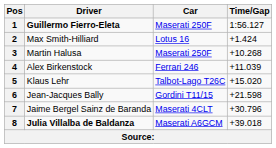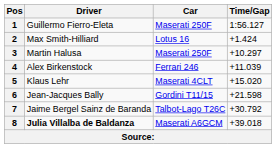(73, 25) bold -> (70, 25) normal
(246, 53) +10.268 -> (246, 53) +10.297
(190, 81) Talbot-Lago T26C -> (184, 81) Maserati 4CLT
(184, 108) Maserati 4CLT -> (190, 108) Talbot-Lago T26C
(246, 108) +30.796 -> (246, 108) +30.792
